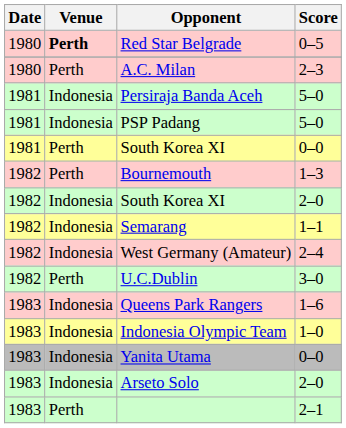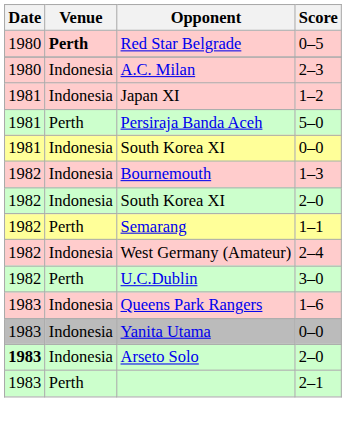(66, 69) Perth -> (81, 69) Indonesia
+ row: (150, 95)
(81, 95) Indonesia -> (66, 122) Perth
- row: (160, 122)
(66, 148) Perth -> (81, 148) Indonesia
(66, 174) Perth -> (81, 174) Indonesia
(81, 226) Indonesia -> (66, 226) Perth
- row: (204, 331)
(25, 383) normal -> (25, 357) bold
